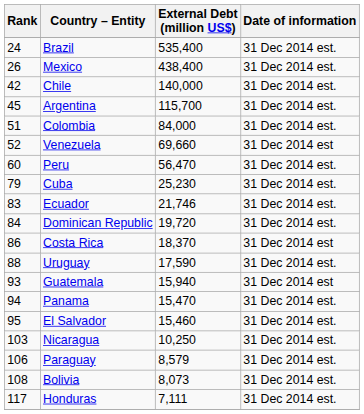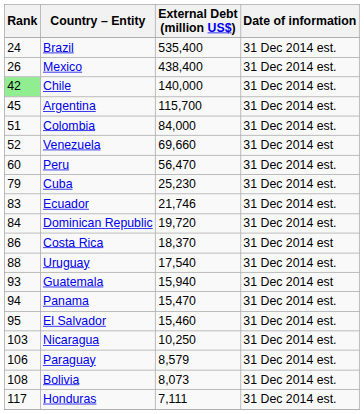(14, 86) no background -> (14, 86) lightgreen background
(177, 262) 17,590 -> (177, 262) 17,540
